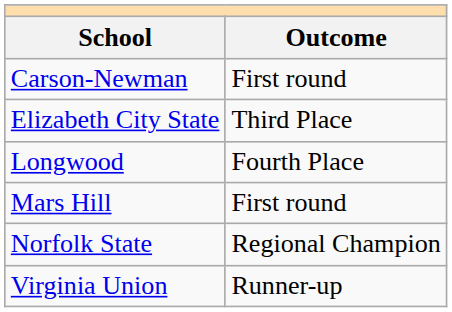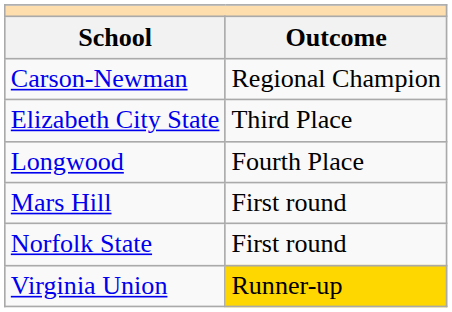(289, 78) First round -> (336, 78) Regional Champion
(336, 244) Regional Champion -> (289, 244) First round
(287, 285) no background -> (287, 285) gold background
